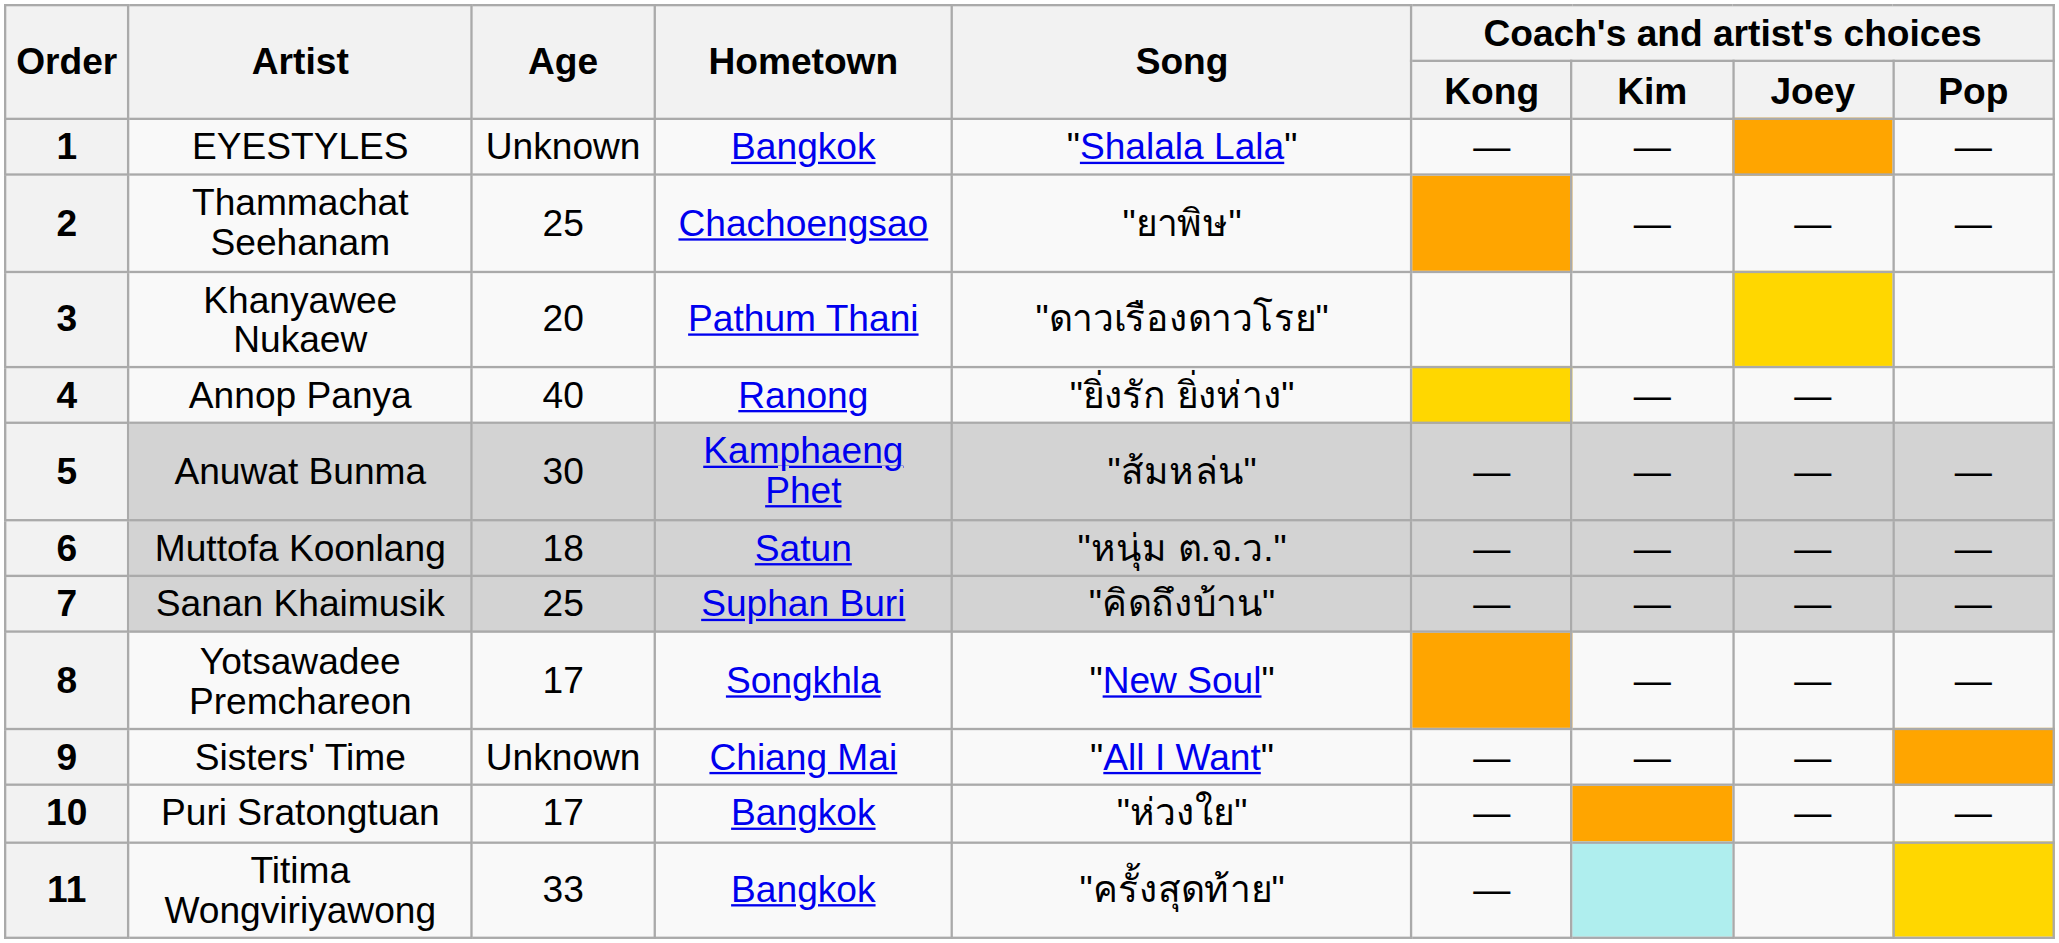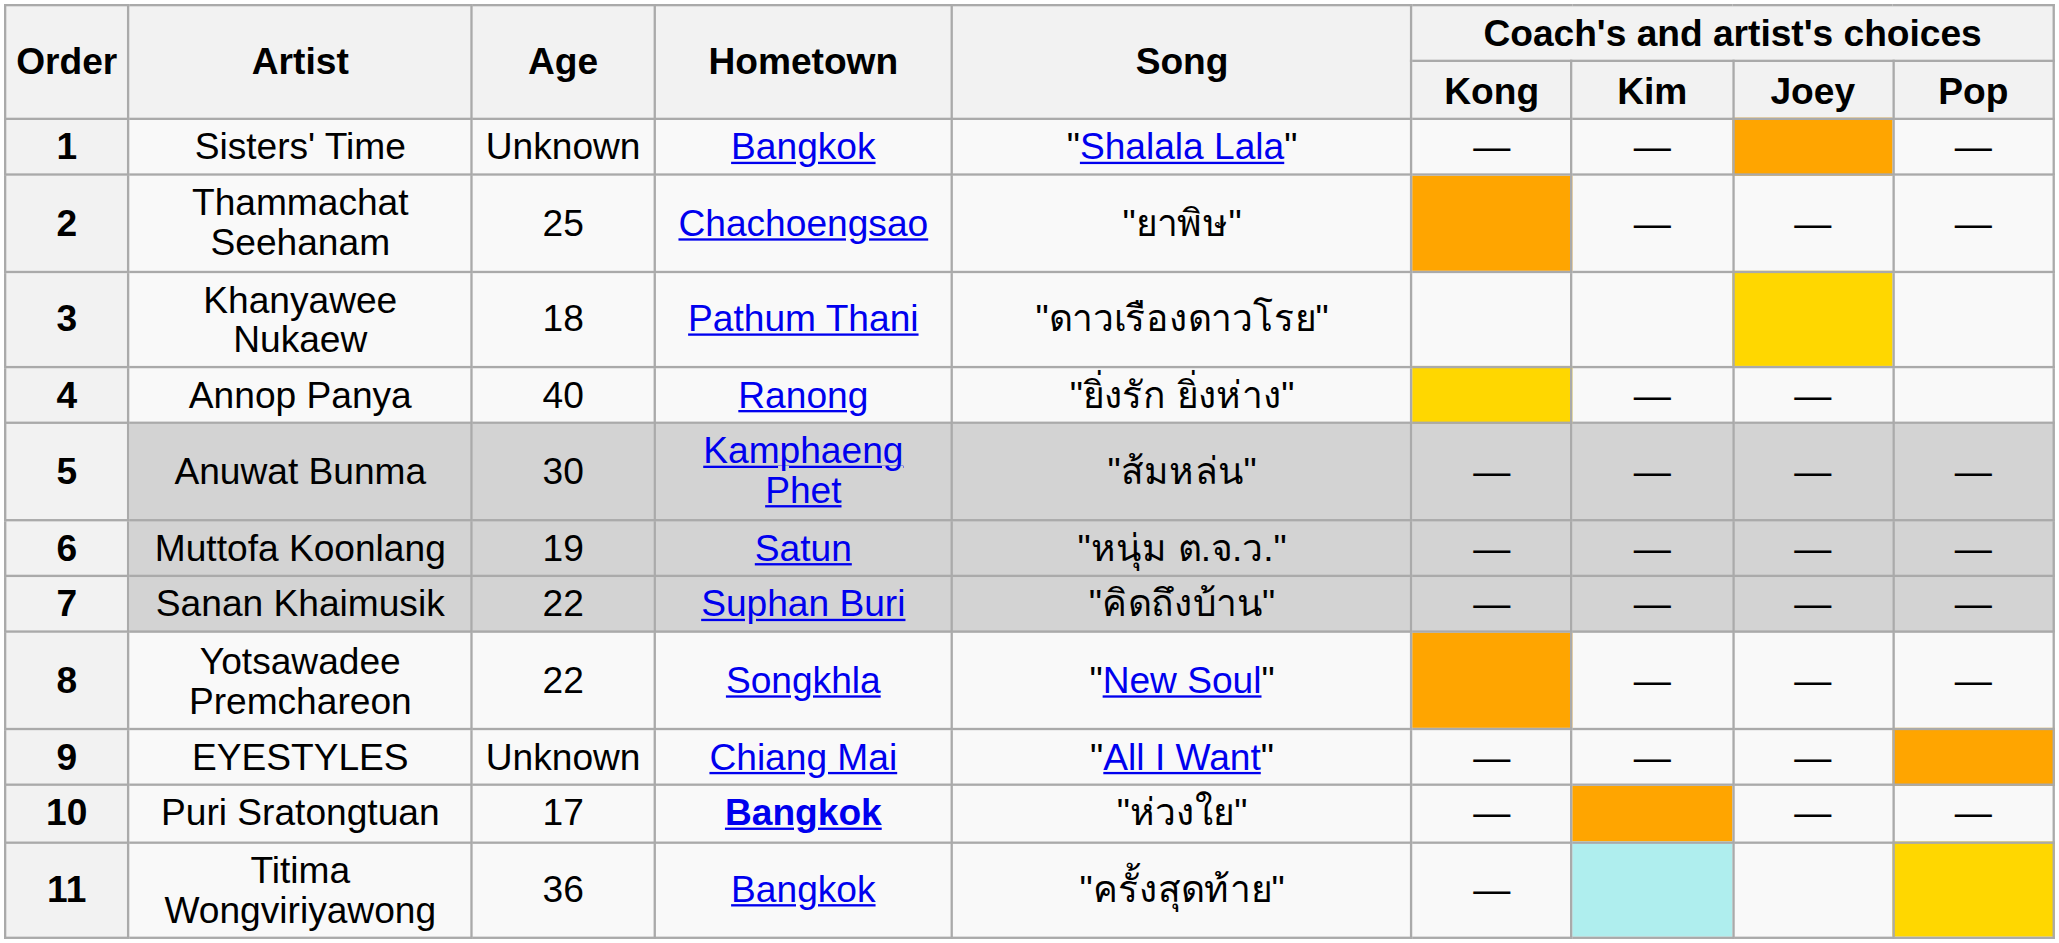(300, 147) EYESTYLES -> (300, 147) Sisters' Time
(563, 319) 20 -> (563, 319) 18
(563, 548) 18 -> (563, 548) 19
(563, 604) 25 -> (563, 604) 22
(563, 680) 17 -> (563, 680) 22
(300, 757) Sisters' Time -> (300, 757) EYESTYLES
(803, 813) normal -> (803, 813) bold
(563, 890) 33 -> (563, 890) 36
